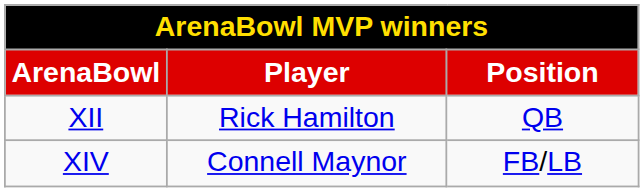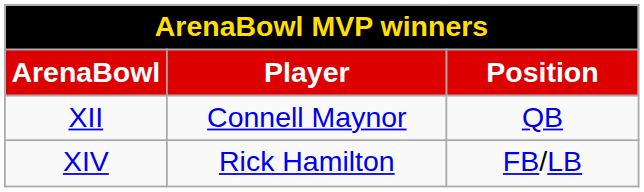(307, 117) Rick Hamilton -> (307, 117) Connell Maynor
(307, 162) Connell Maynor -> (307, 162) Rick Hamilton
